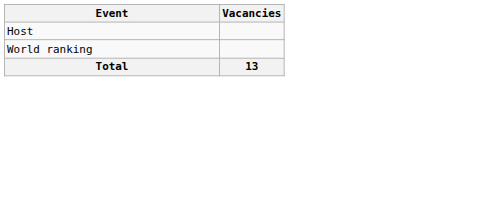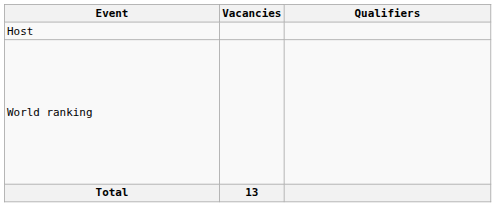+ column: (387, 13)
